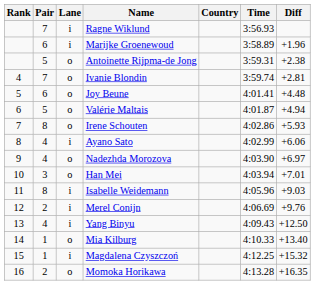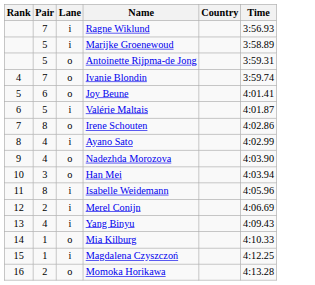- column: (293, 12)
(45, 45) 6 -> (45, 45) 5
(70, 110) o -> (70, 110) i
